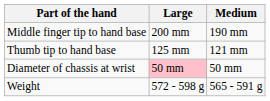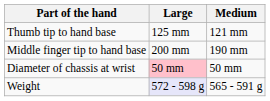rows swapped: (77, 31) <-> (61, 50)
(178, 86) no background -> (178, 86) lavender background
